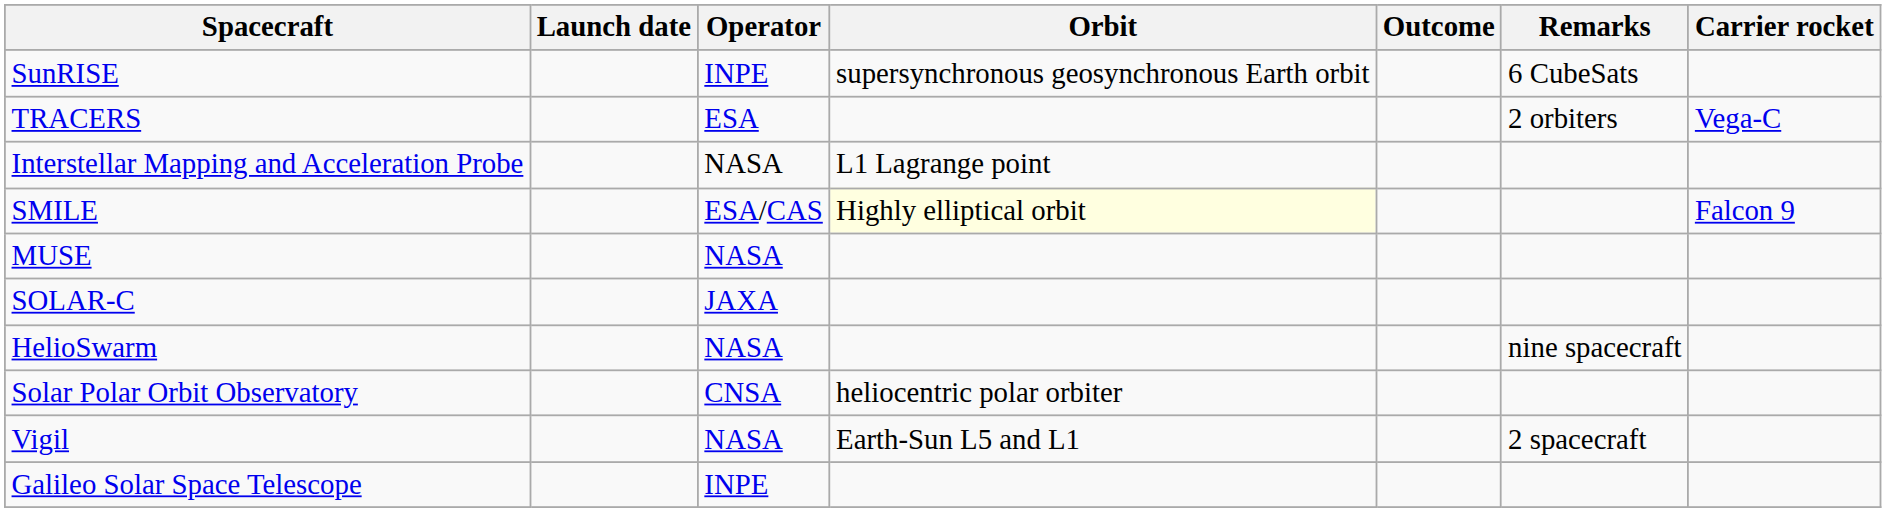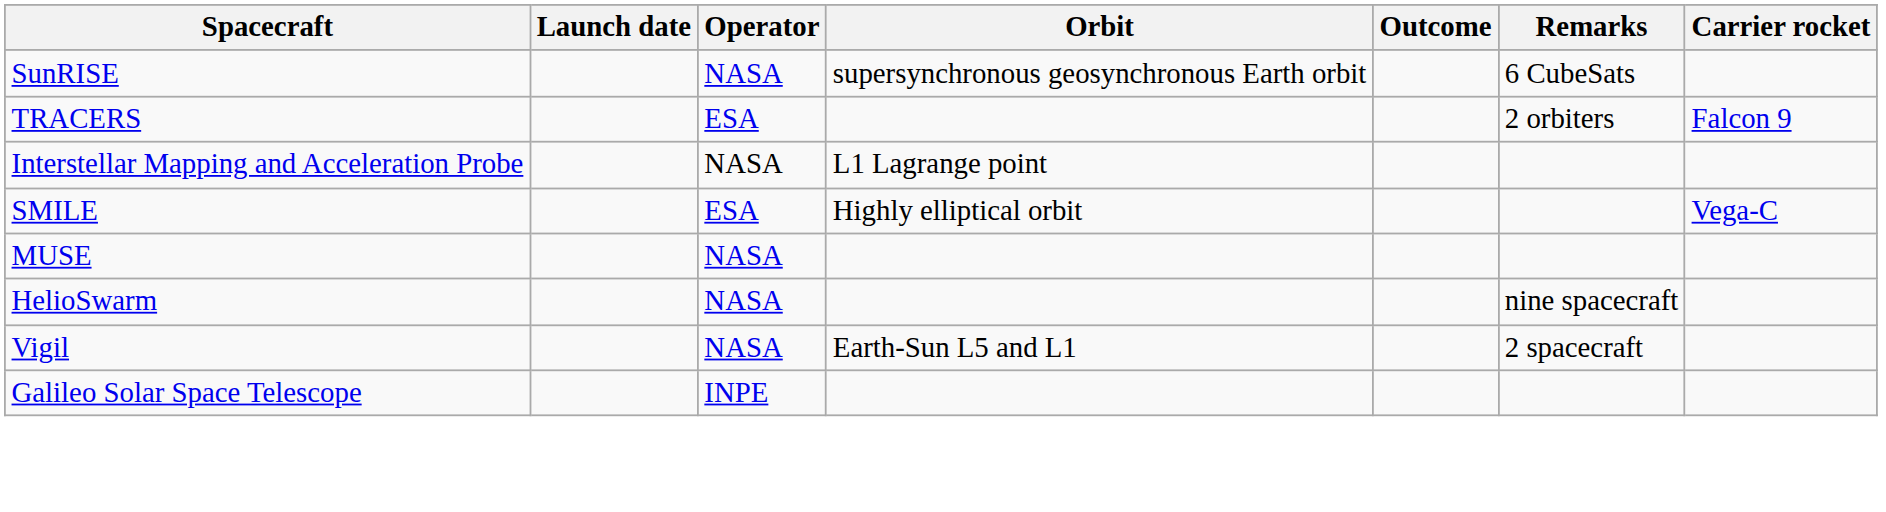(736, 73) INPE -> (744, 73) NASA
(1738, 118) Vega-C -> (1742, 118) Falcon 9
(764, 210) ESA/CAS -> (732, 210) ESA
(961, 210) lightyellow background -> (958, 210) no background
(1745, 210) Falcon 9 -> (1735, 210) Vega-C
- row: (73, 301)
- row: (185, 392)
